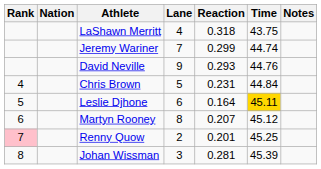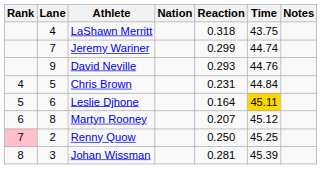columns swapped: (179, 13) <-> (57, 13)
(221, 137) 0.201 -> (221, 137) 0.250
